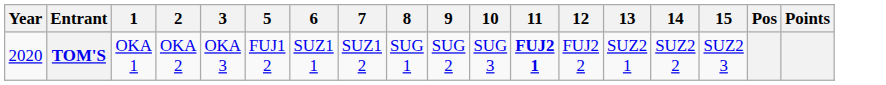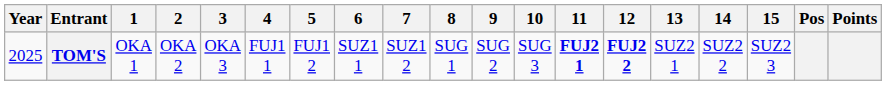+ column: (267, 18)
(25, 55) 2020 -> (25, 55) 2025
(581, 55) normal -> (627, 55) bold
